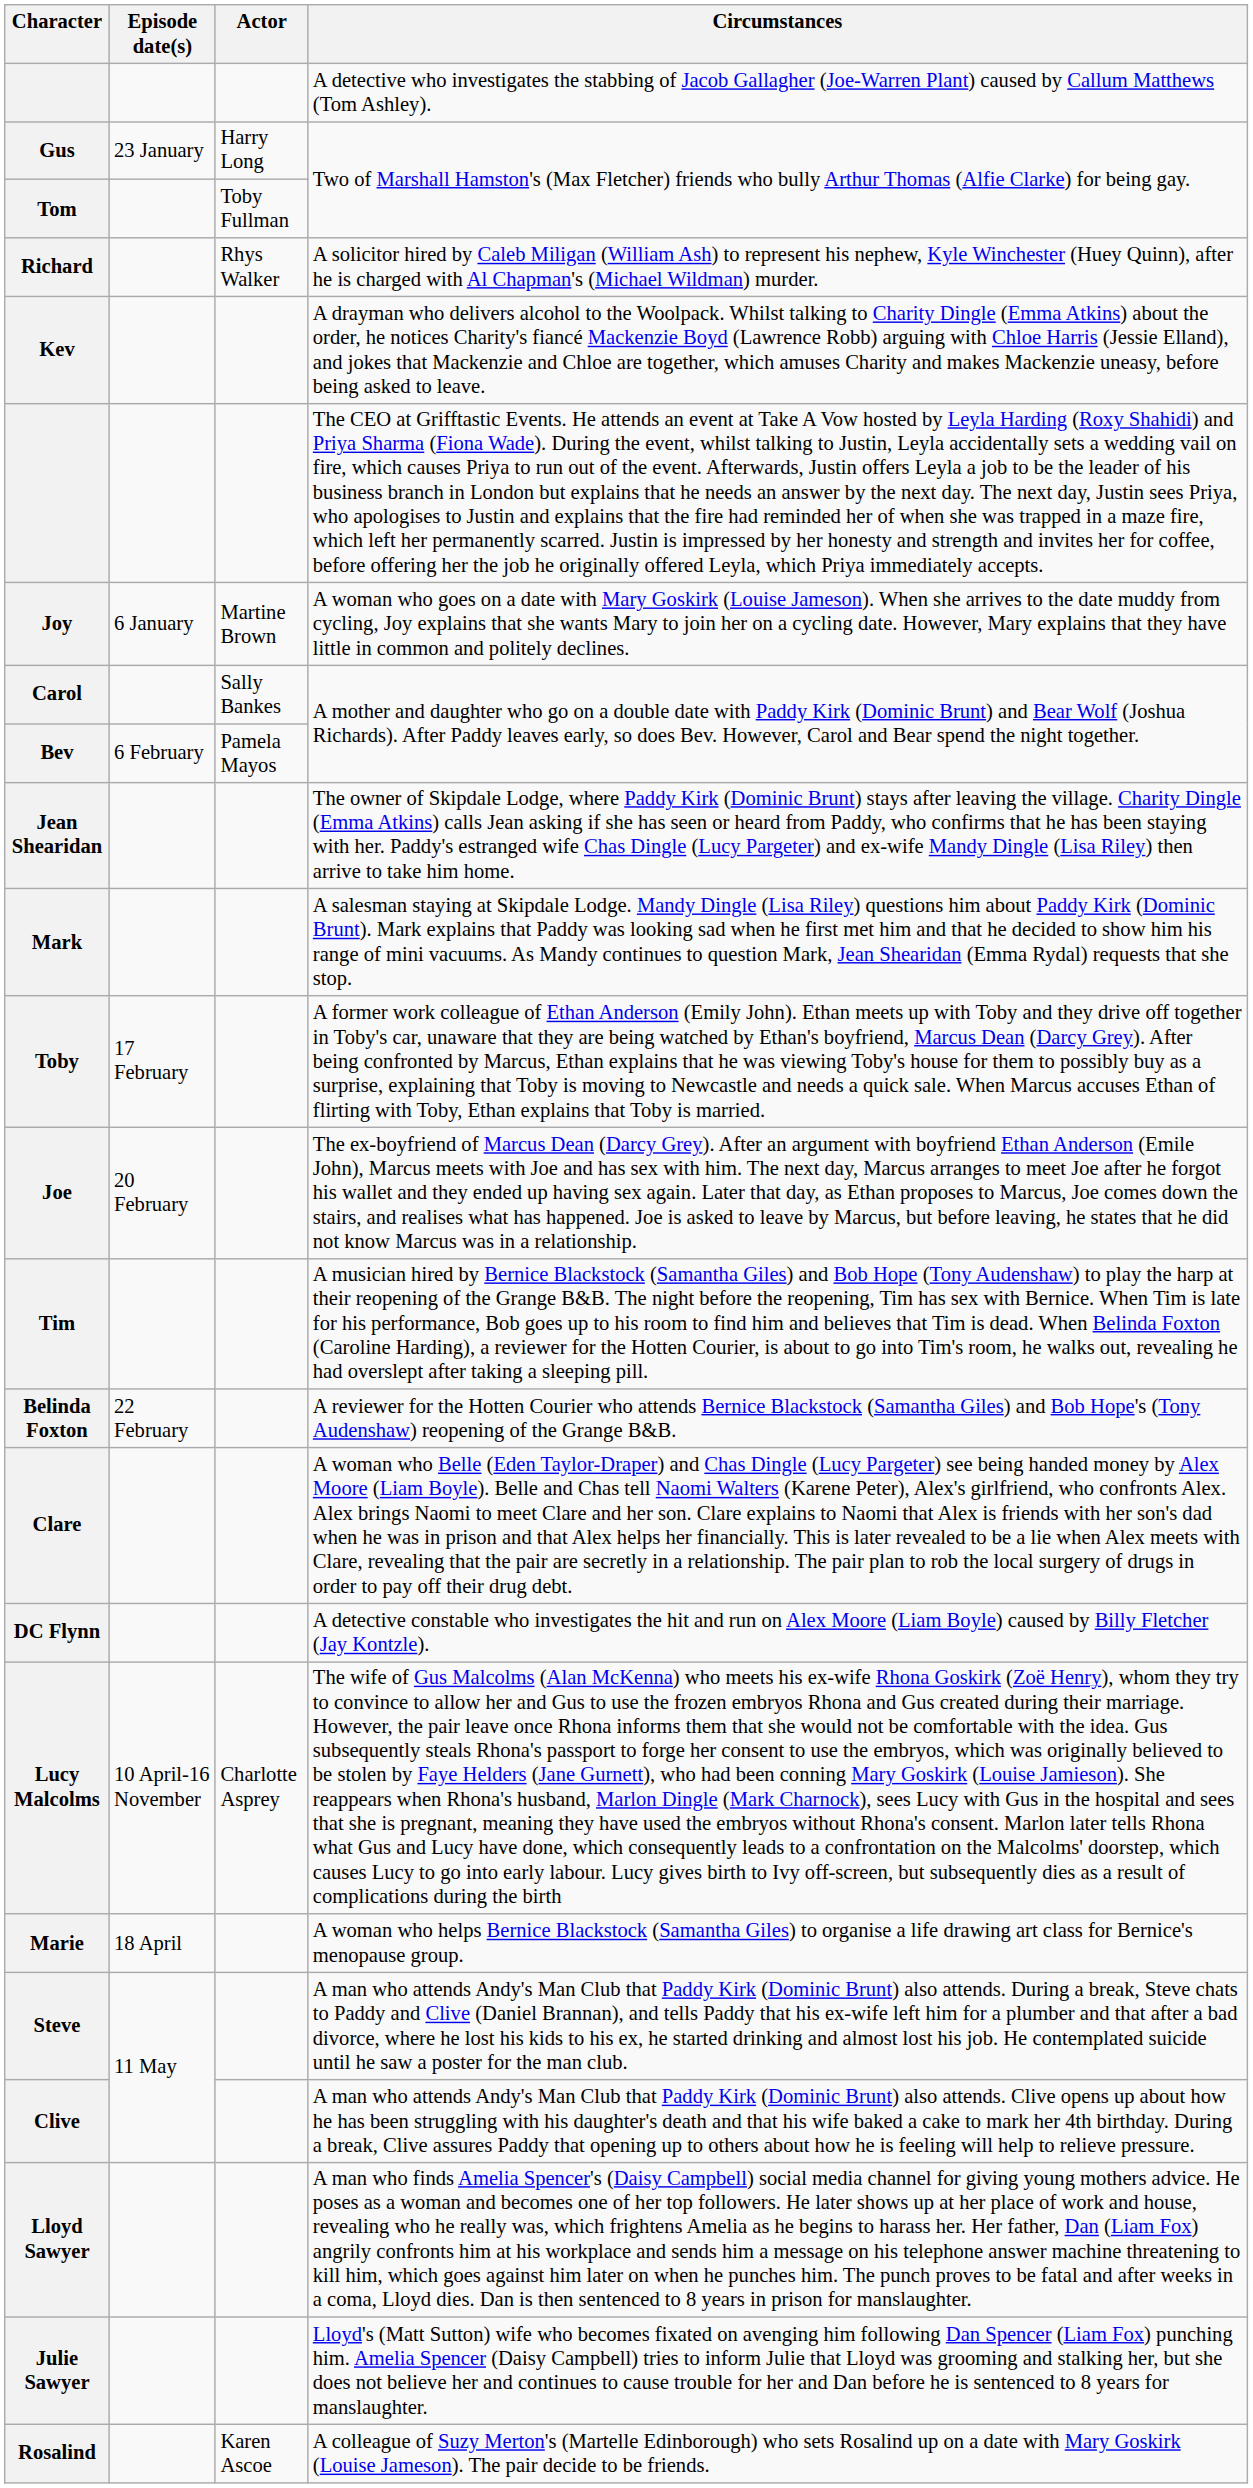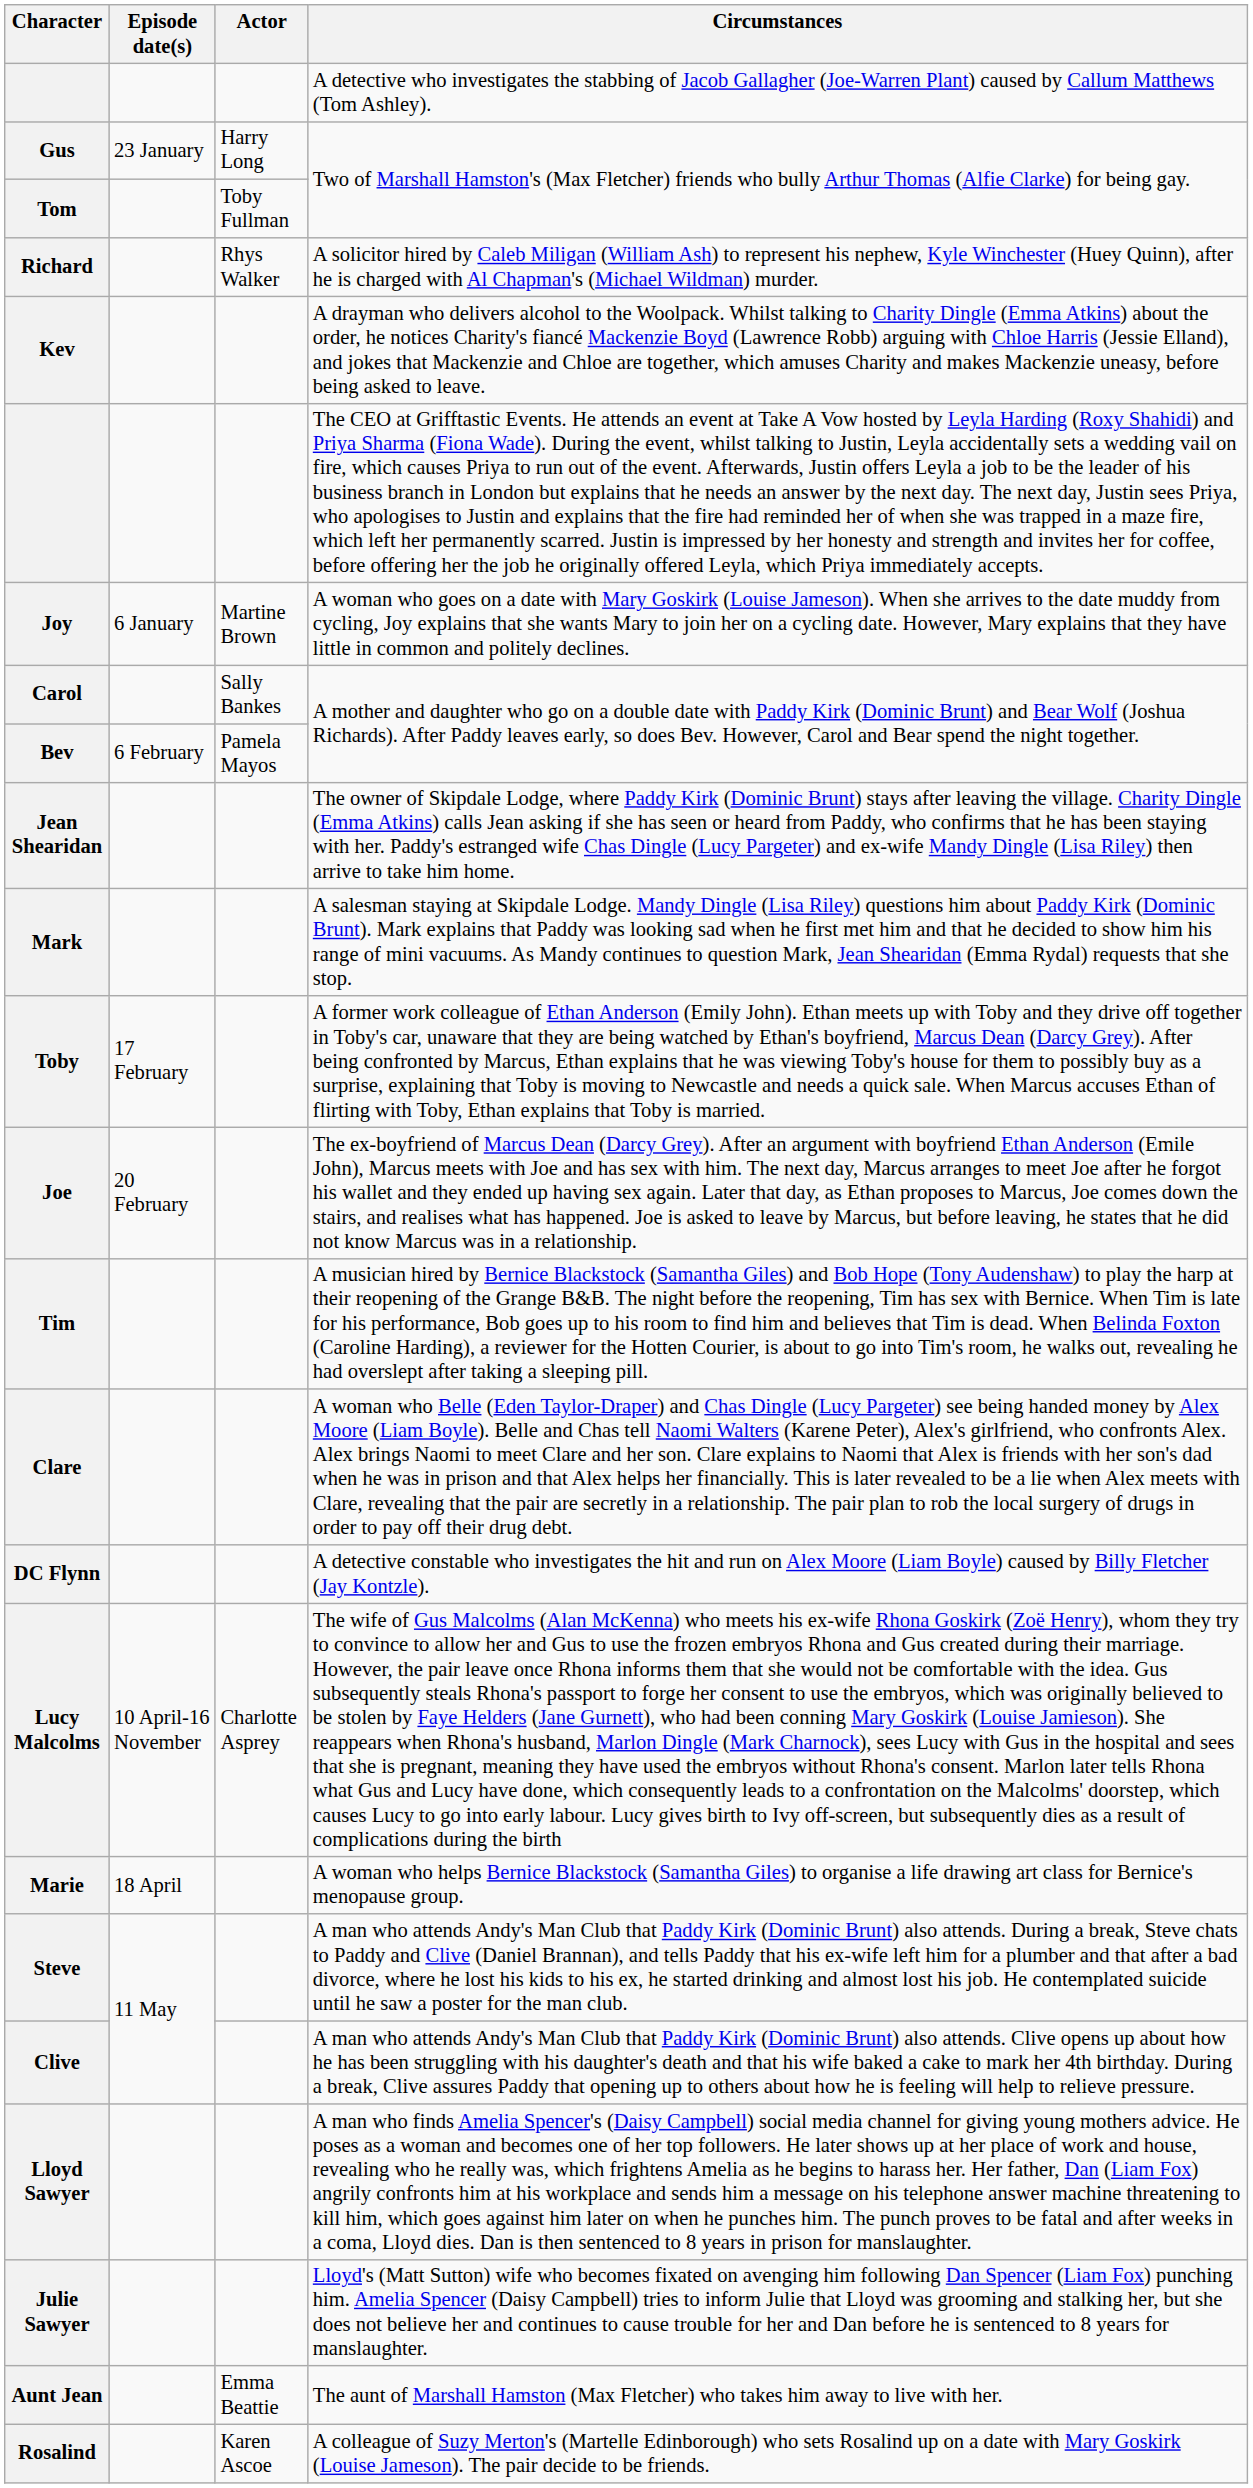- row: (57, 1418)
+ row: (57, 2395)
